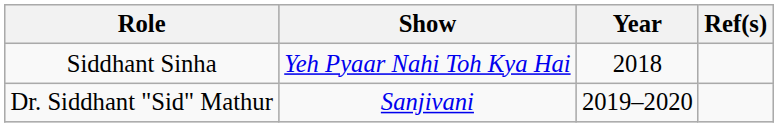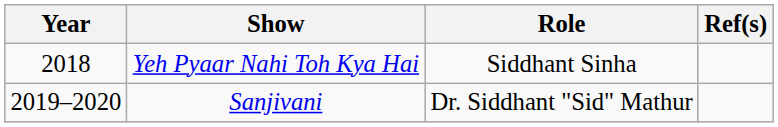columns swapped: (637, 24) <-> (142, 24)
